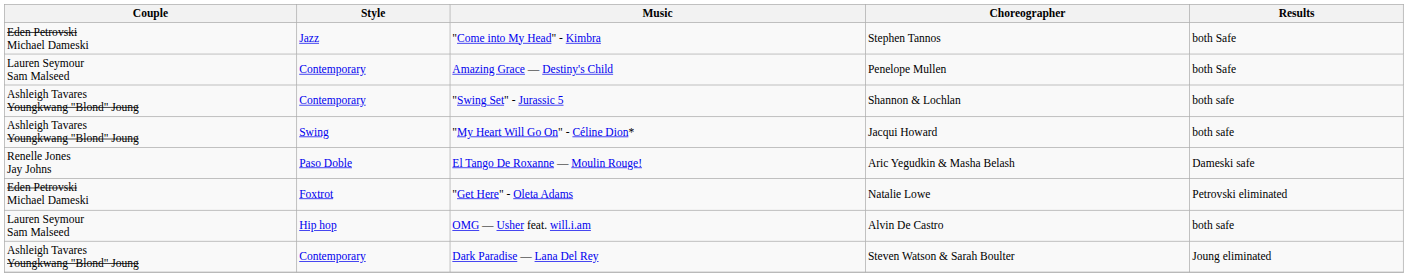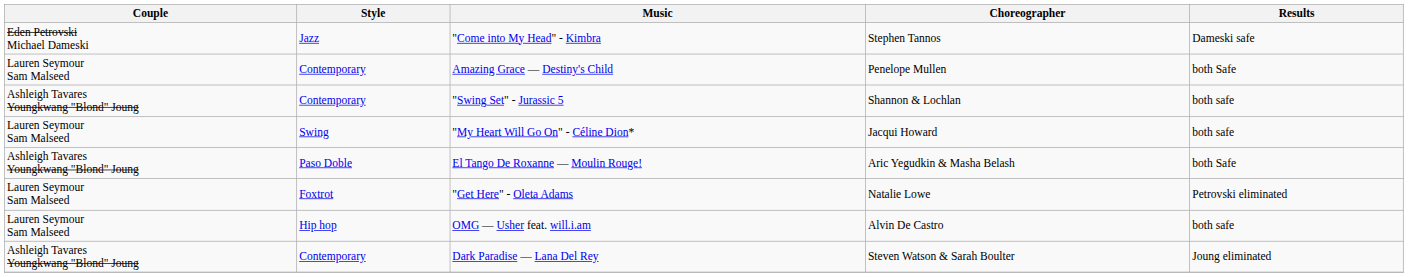(1214, 38) both Safe -> (1223, 38) Dameski safe
(73, 132) Ashleigh Tavares Youngkwang "Blond" Joung -> (46, 132) Lauren Seymour Sam Malseed
(39, 163) Renelle Jones Jay Johns -> (73, 163) Ashleigh Tavares Youngkwang "Blond" Joung
(1223, 163) Dameski safe -> (1214, 163) both Safe
(48, 194) Eden Petrovski Michael Dameski -> (46, 194) Lauren Seymour Sam Malseed
